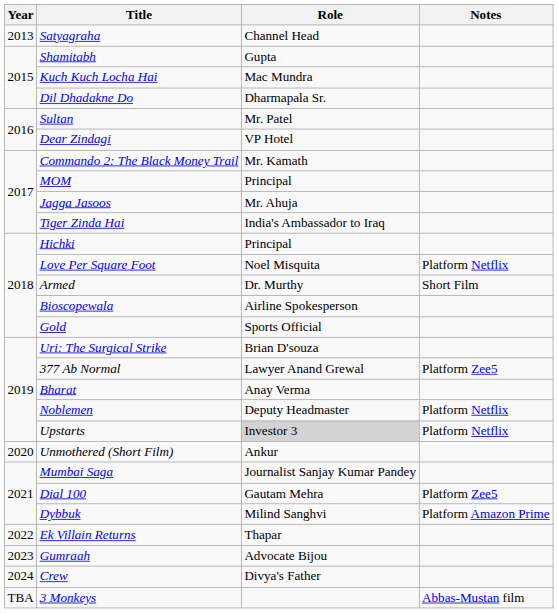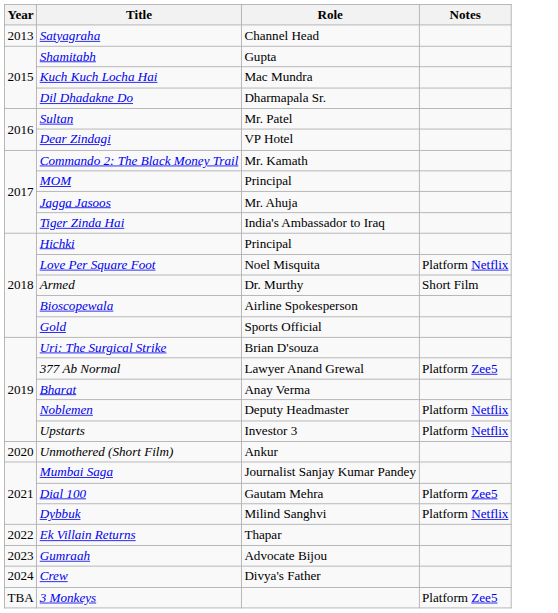(271, 431) lightgrey background -> (271, 431) no background
(486, 514) Platform Amazon Prime -> (465, 514) Platform Netflix
(473, 597) Abbas-Mustan film -> (460, 597) Platform Zee5
